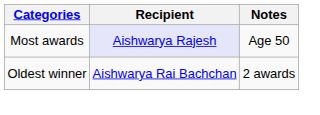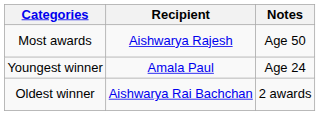(165, 41) lavender background -> (181, 41) no background
+ row: (55, 67)
